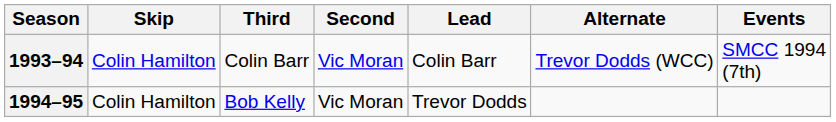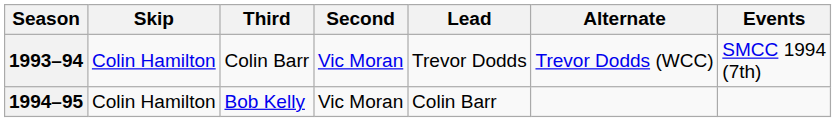(454, 60) Colin Barr -> (469, 60) Trevor Dodds
(469, 101) Trevor Dodds -> (454, 101) Colin Barr
